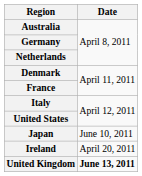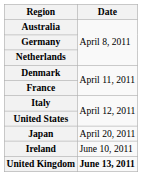(106, 133) June 10, 2011 -> (107, 133) April 20, 2011
(107, 149) April 20, 2011 -> (106, 149) June 10, 2011
